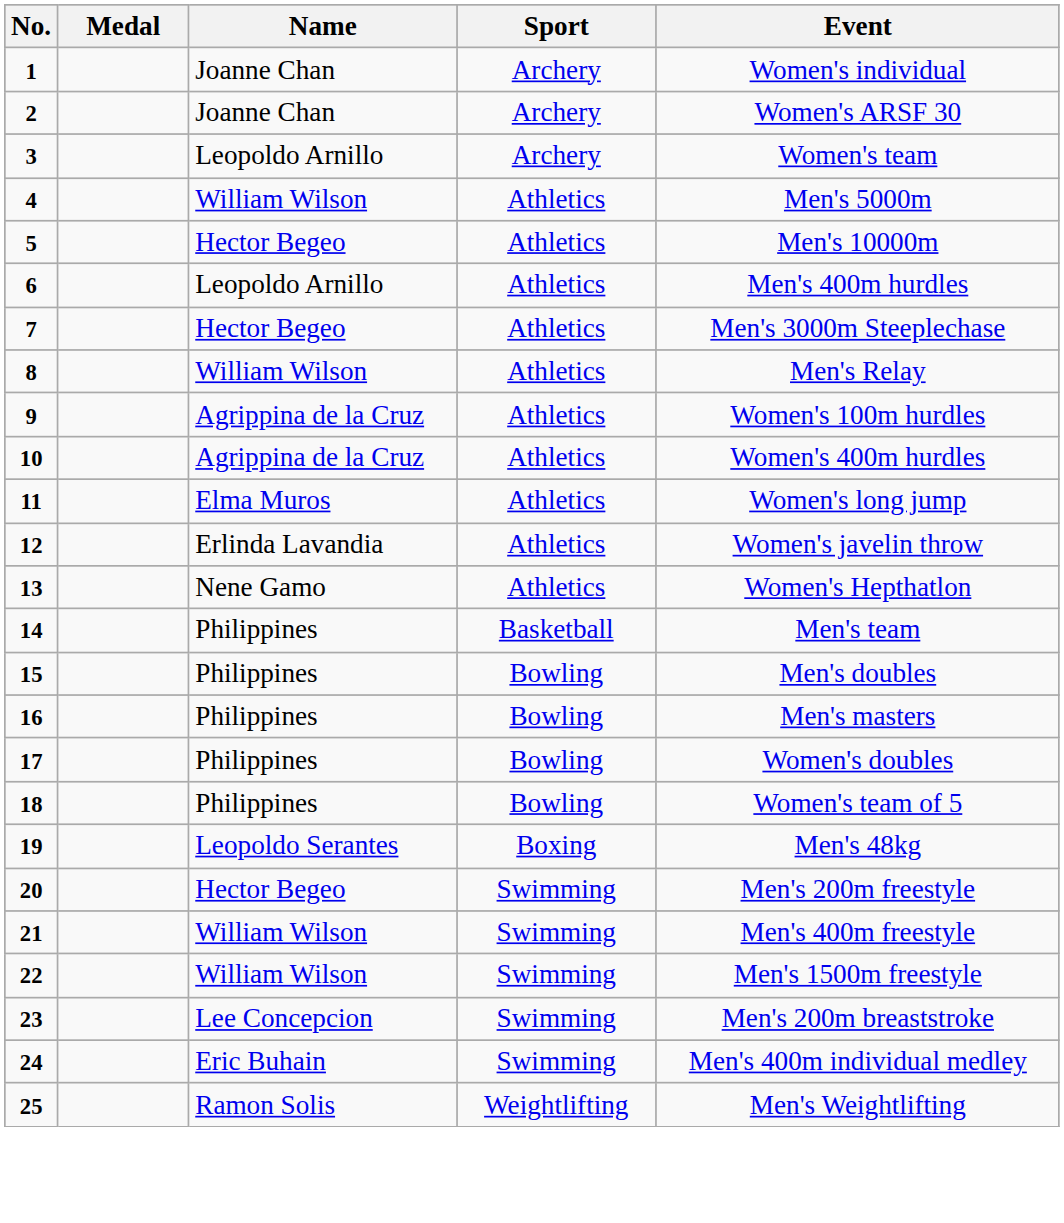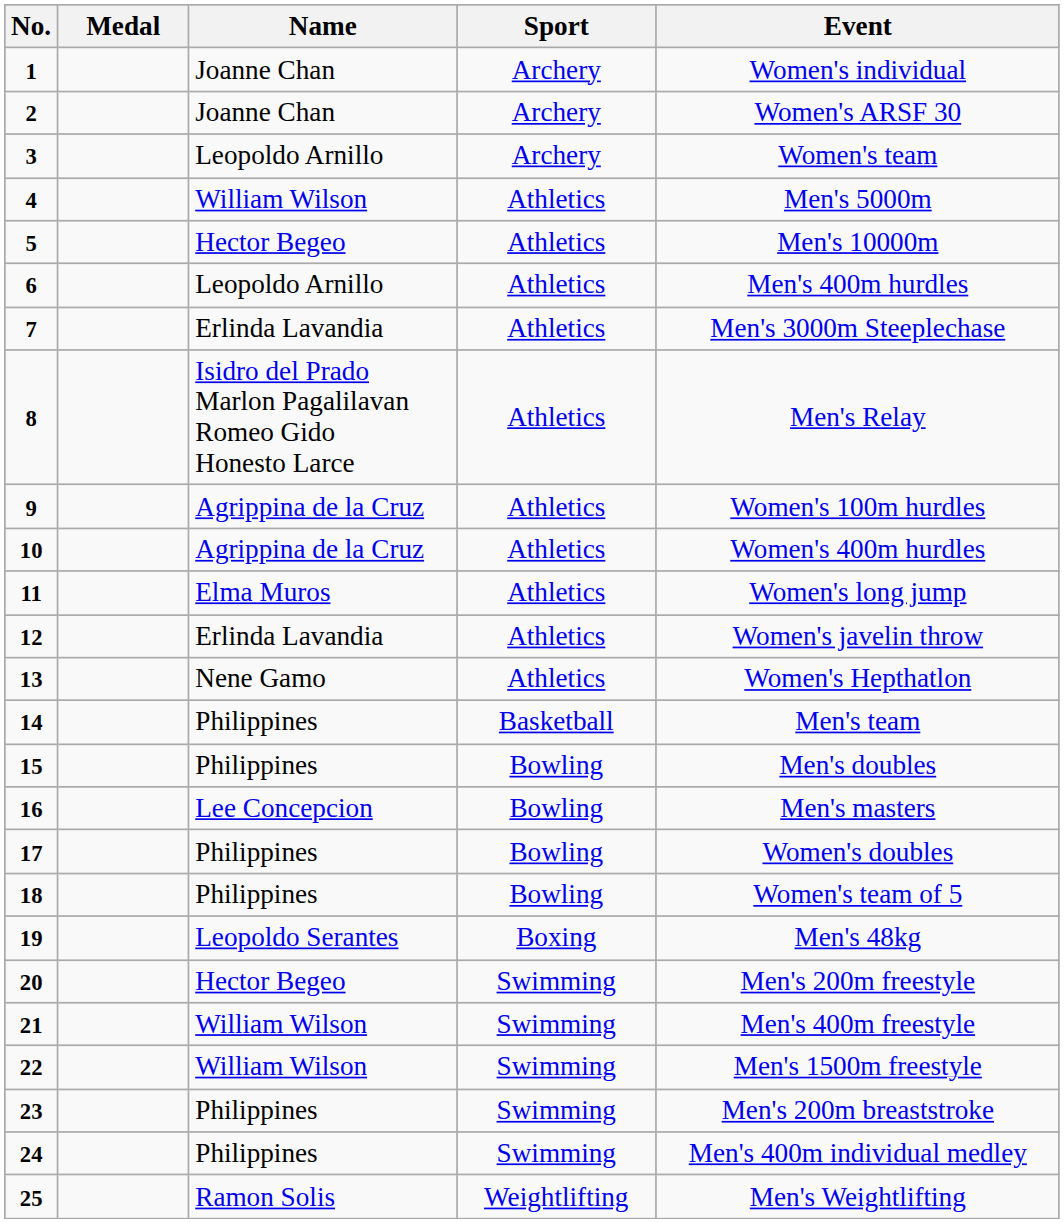(270, 328) Hector Begeo -> (289, 328) Erlinda Lavandia
(281, 371) William Wilson -> (302, 417) Isidro del Prado Marlon Pagalilavan Romeo Gido Honesto Larce
(256, 716) Philippines -> (284, 808) Lee Concepcion
(284, 1018) Lee Concepcion -> (256, 1110) Philippines
(261, 1061) Eric Buhain -> (256, 1153) Philippines
